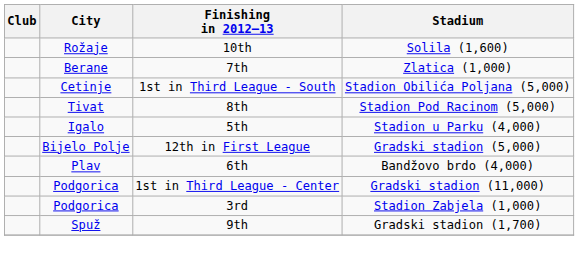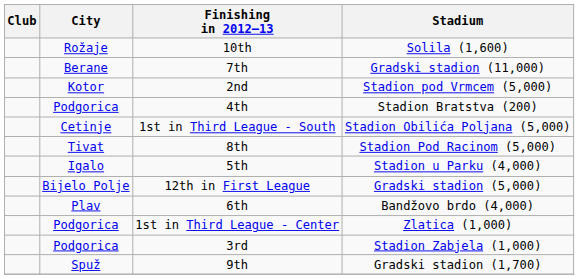(458, 68) Zlatica (1,000) -> (458, 68) Gradski stadion (11,000)
+ row: (237, 87)
+ row: (237, 107)
(458, 186) Gradski stadion (11,000) -> (458, 225) Zlatica (1,000)
